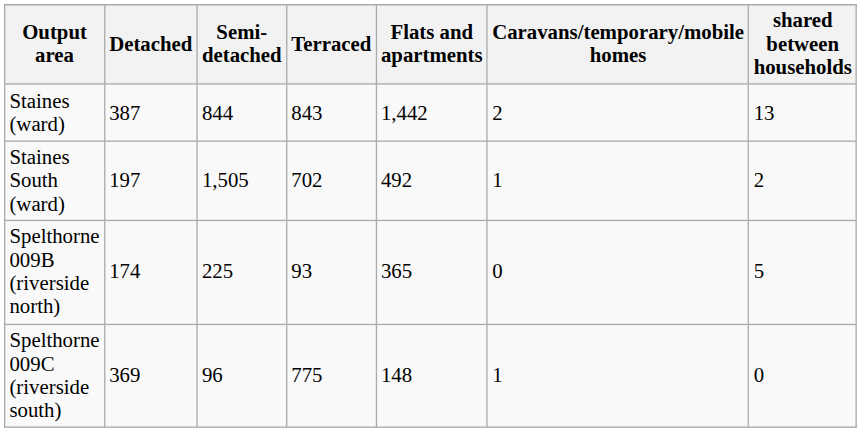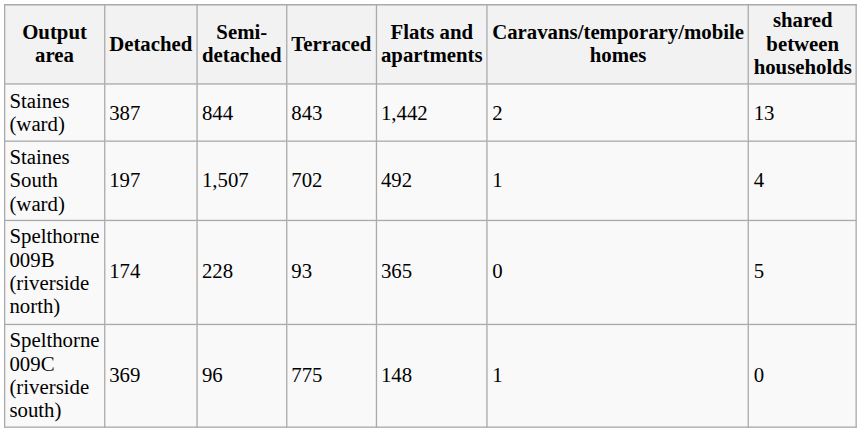(225, 180) 1,505 -> (225, 180) 1,507
(759, 180) 2 -> (759, 180) 4
(218, 272) 225 -> (218, 272) 228
